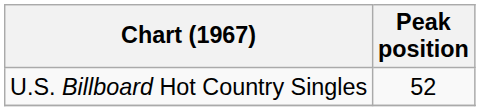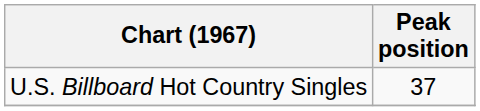(423, 86) 52 -> (423, 86) 37
